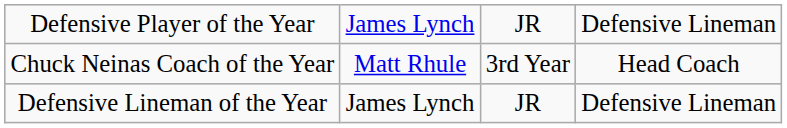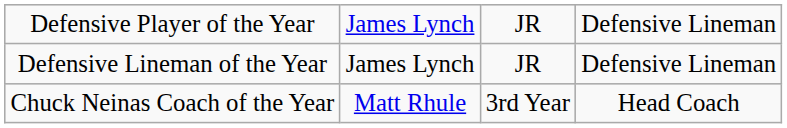rows swapped: (172, 102) <-> (172, 63)
